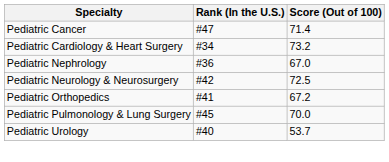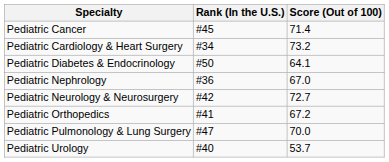(205, 30) #47 -> (205, 30) #45
+ row: (91, 64)
(300, 81) 72.5 -> (300, 98) 72.7
(205, 115) #45 -> (205, 132) #47
